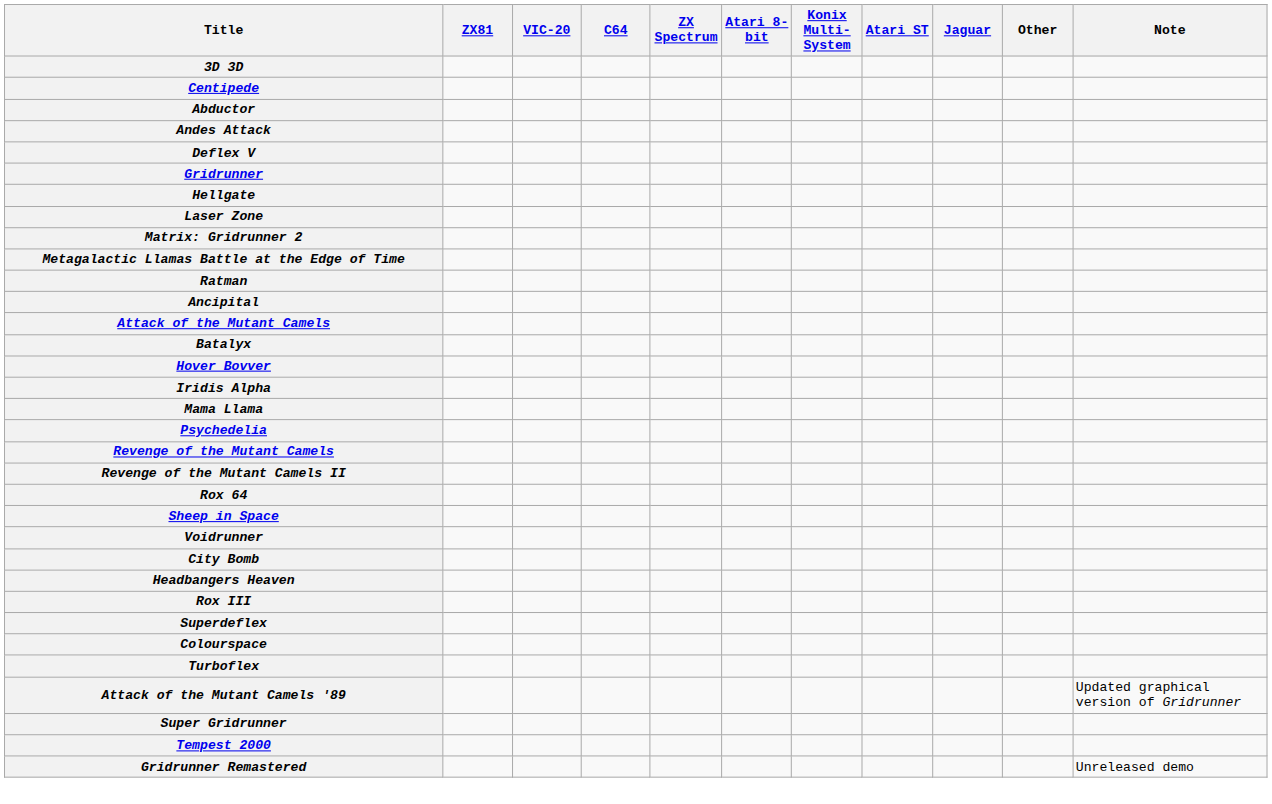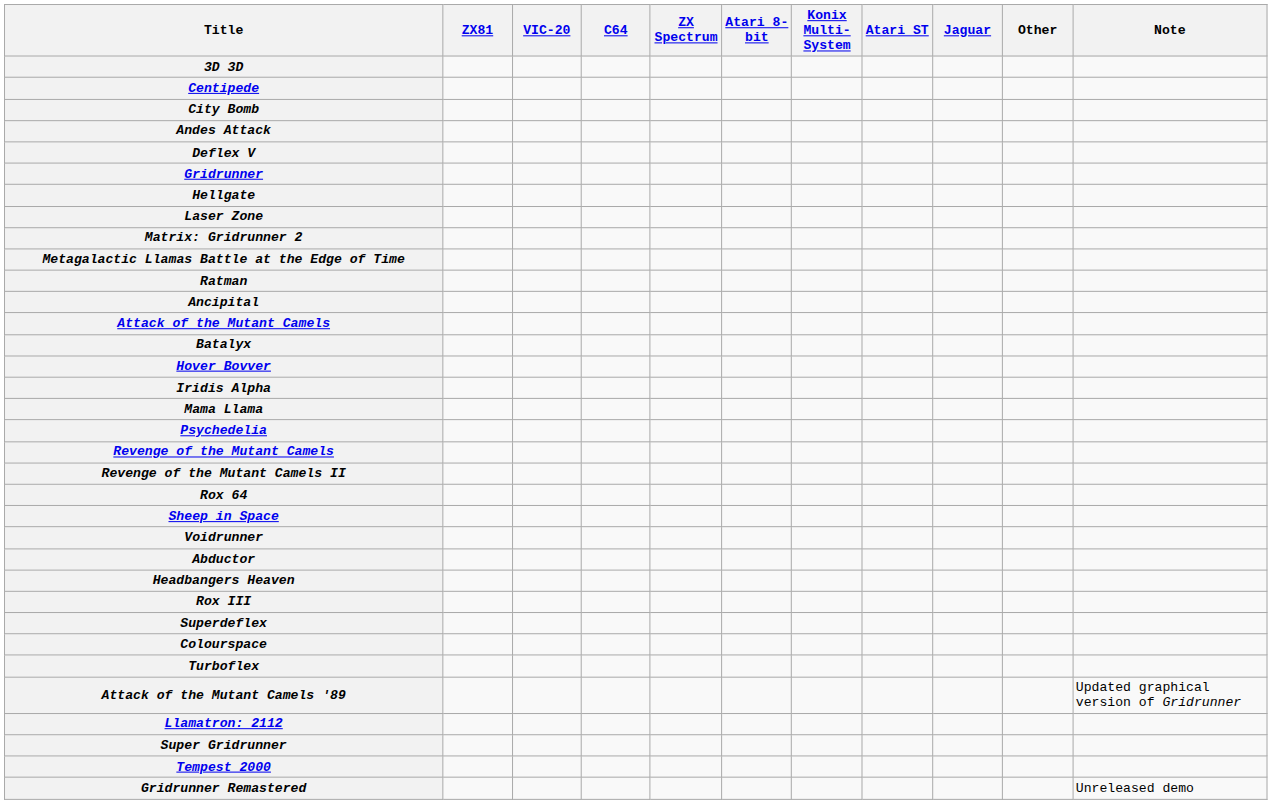rows swapped: (224, 110) <-> (224, 559)
+ row: (224, 724)
